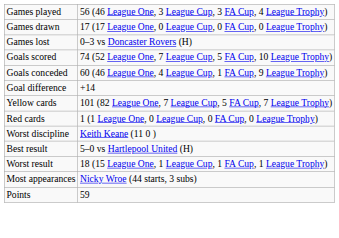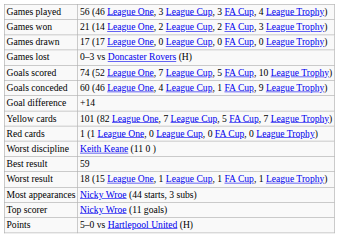+ row: (29, 27)
(137, 149) 5–0 vs Hartlepool United (H) -> (85, 164) 59
+ row: (27, 210)
(85, 194) 59 -> (137, 225) 5–0 vs Hartlepool United (H)
